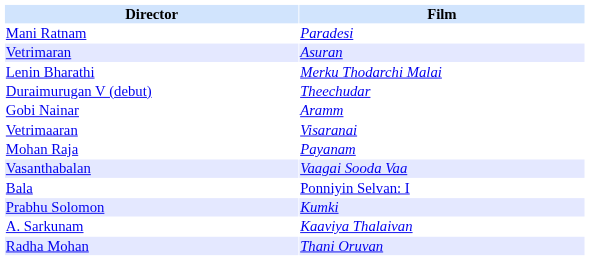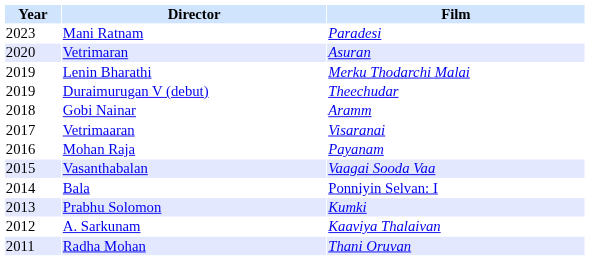+ column: (33, 14)
